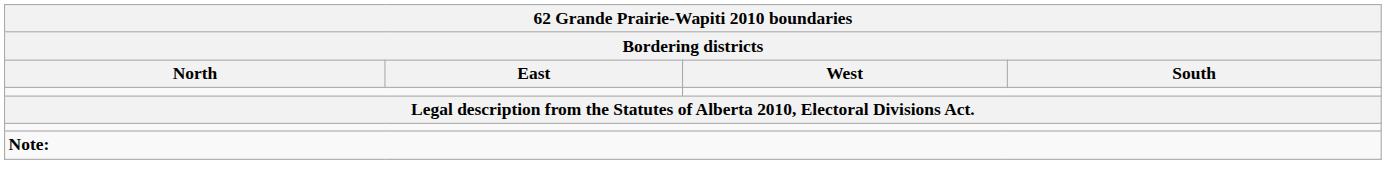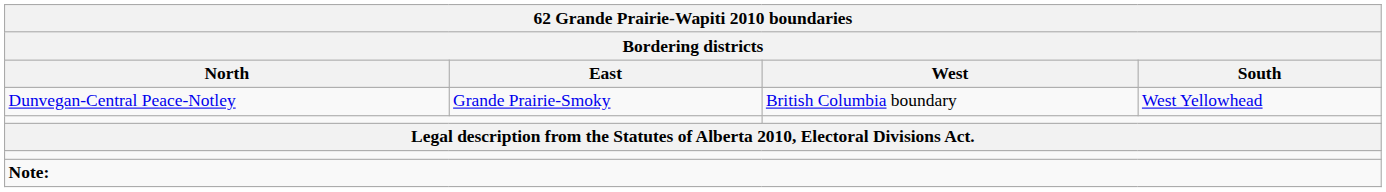+ row: (122, 101)
